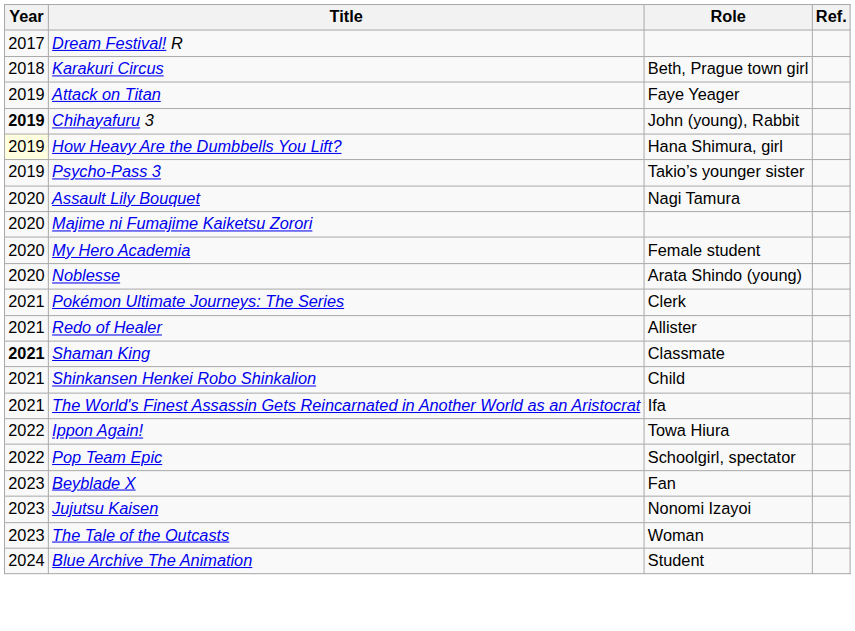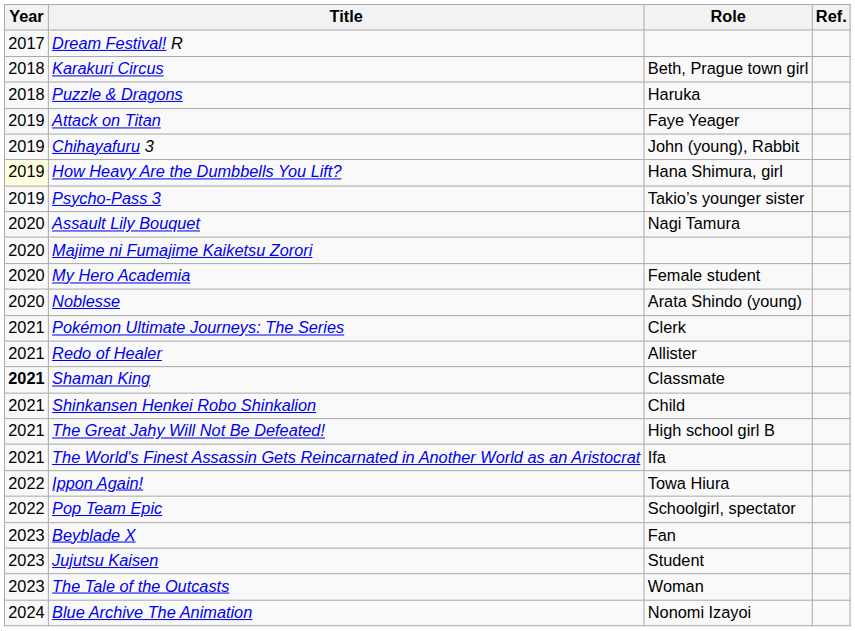+ row: (117, 95)
(26, 120) bold -> (26, 146) normal
+ row: (189, 431)
(699, 509) Nonomi Izayoi -> (676, 560) Student
(676, 560) Student -> (699, 612) Nonomi Izayoi
